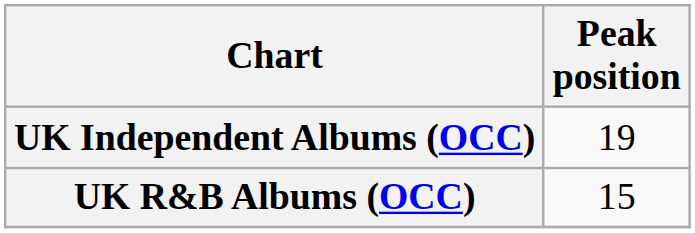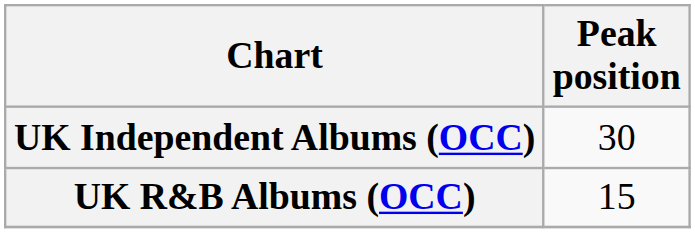(617, 136) 19 -> (617, 136) 30
